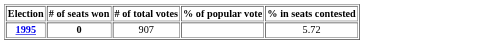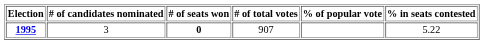+ column: (106, 13)
(312, 30) 5.72 -> (431, 30) 5.22
